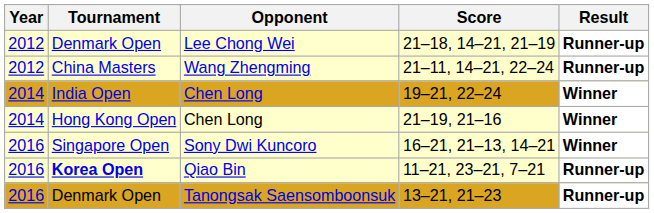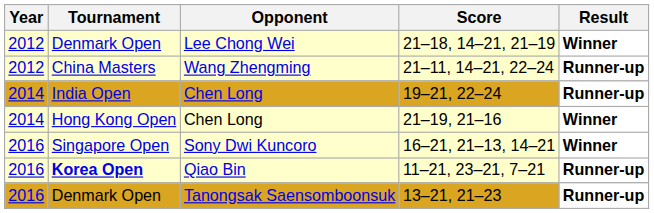(604, 43) Runner-up -> (590, 43) Winner
(590, 94) Winner -> (604, 94) Runner-up
